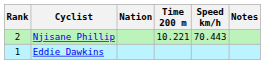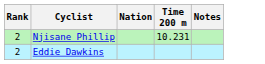- column: (210, 17)
(173, 37) 10.221 -> (173, 37) 10.231
(17, 52) 1 -> (17, 52) 2
